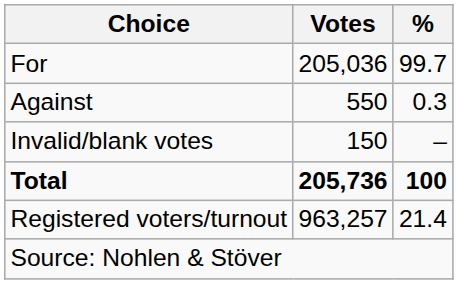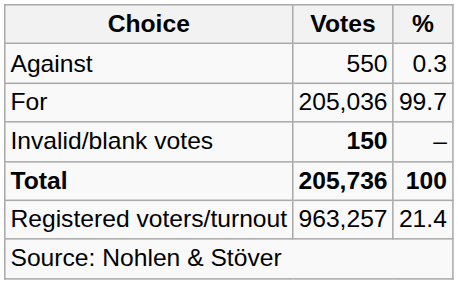rows swapped: (29, 63) <-> (52, 102)
(367, 141) normal -> (367, 141) bold
